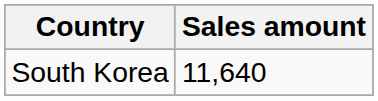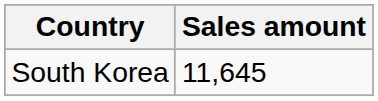(224, 71) 11,640 -> (224, 71) 11,645
